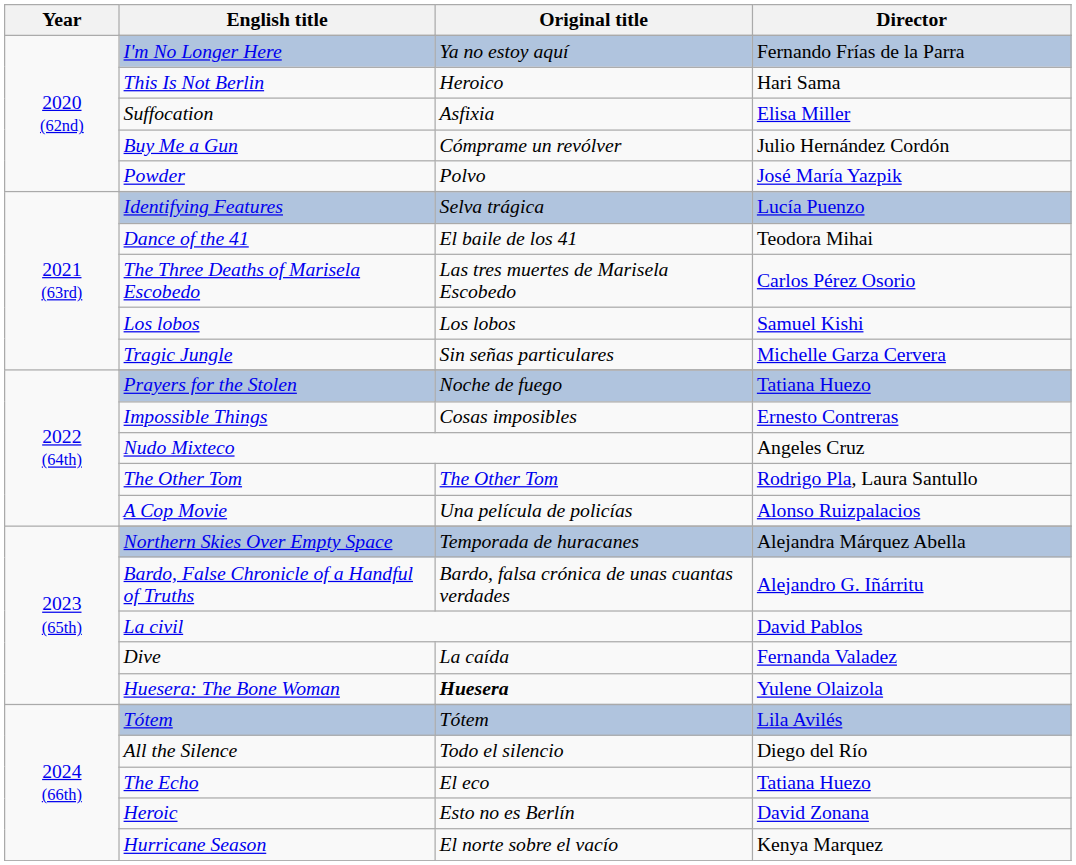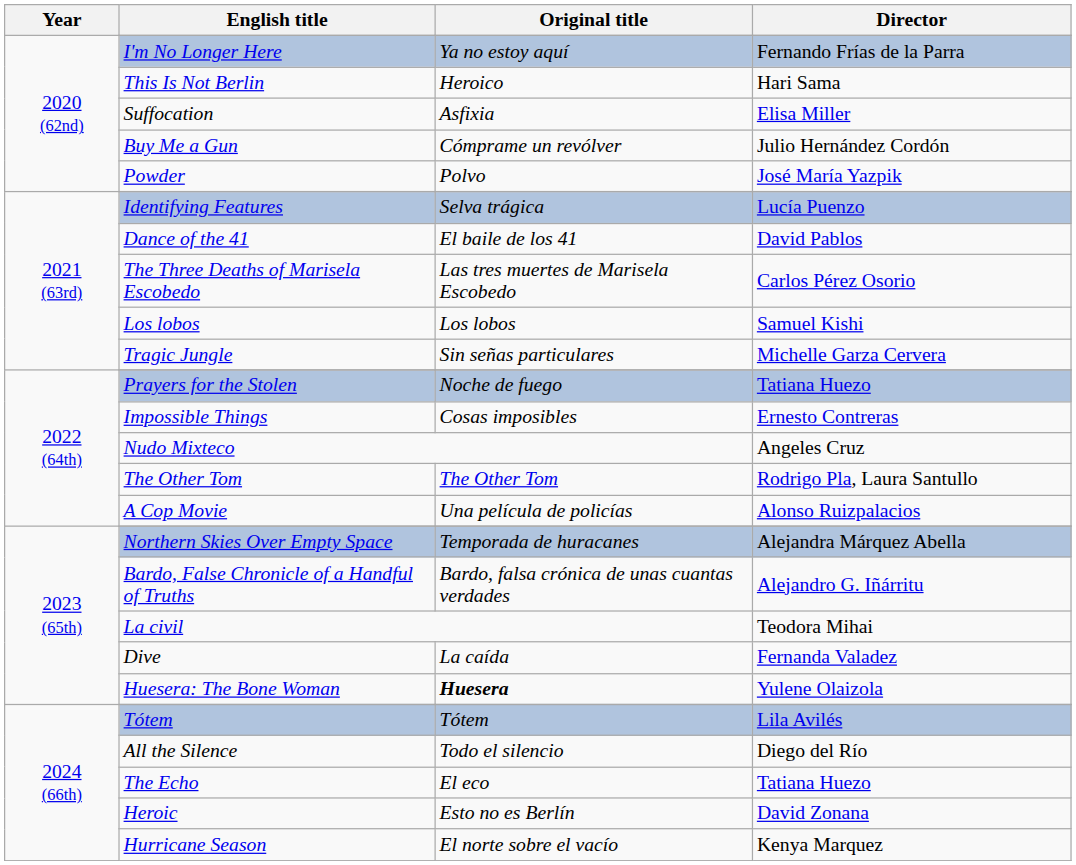(815, 238) Teodora Mihai -> (810, 238) David Pablos
(810, 626) David Pablos -> (815, 626) Teodora Mihai
